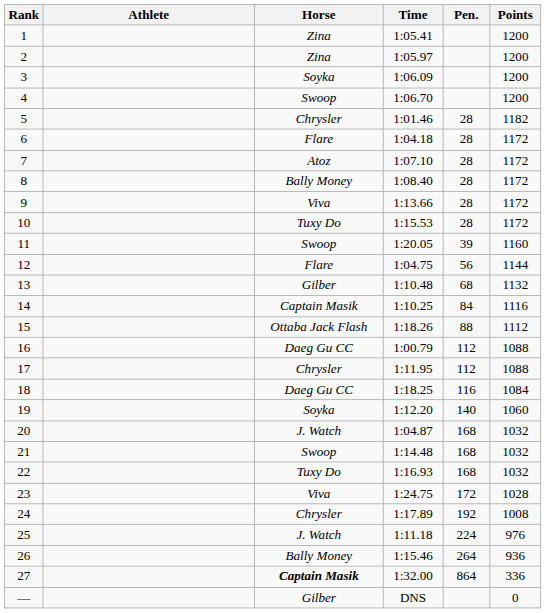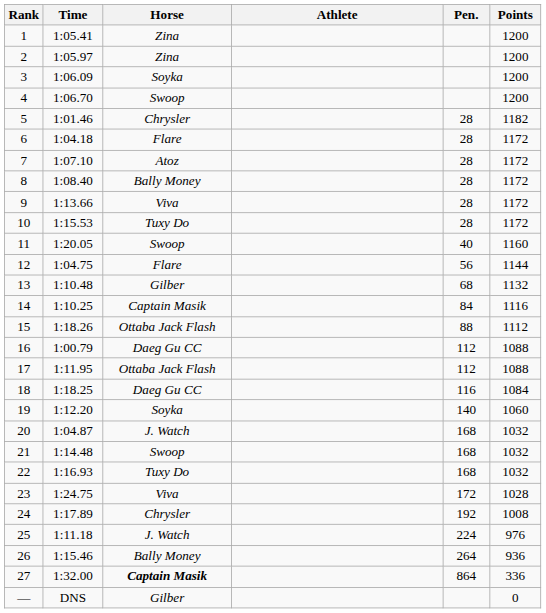columns swapped: (149, 14) <-> (413, 14)
(466, 243) 39 -> (466, 243) 40
(319, 368) Chrysler -> (167, 368) Ottaba Jack Flash
